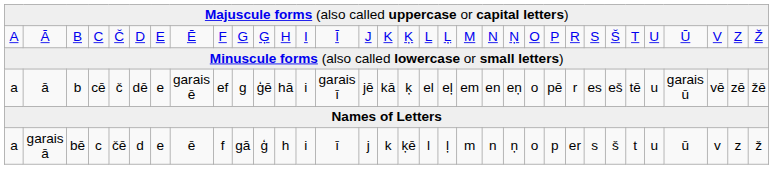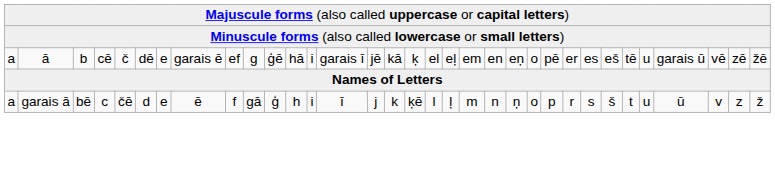- row: (45, 36)
(575, 87) r -> (572, 58) er
(575, 146) er -> (572, 101) r
